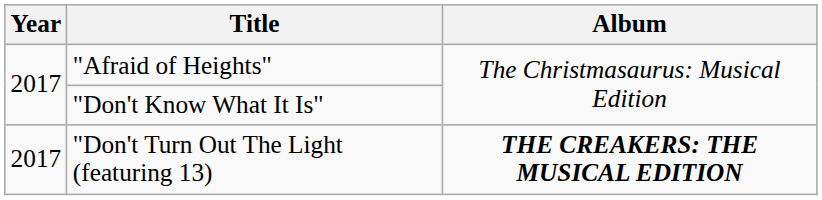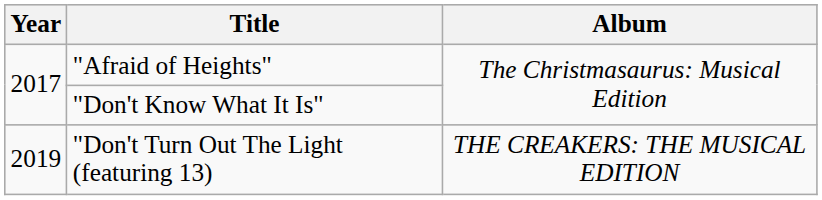(36, 159) 2017 -> (36, 159) 2019
(630, 159) bold -> (630, 159) normal
